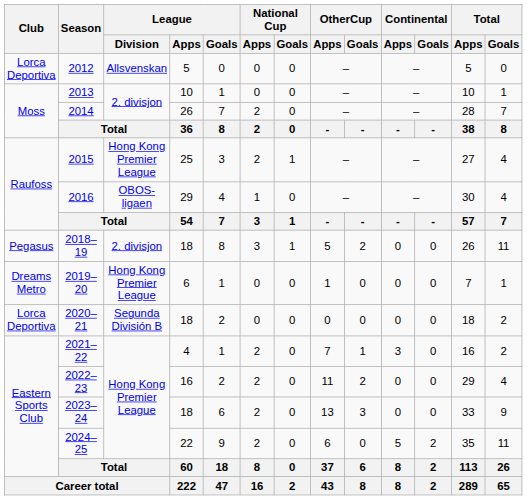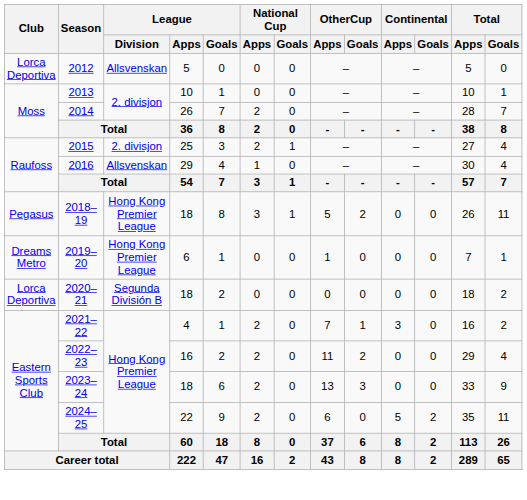(137, 159) Hong Kong Premier League -> (137, 147) 2. divisjon
(137, 197) OBOS-ligaen -> (137, 165) Allsvenskan
(137, 245) 2. divisjon -> (137, 213) Hong Kong Premier League
